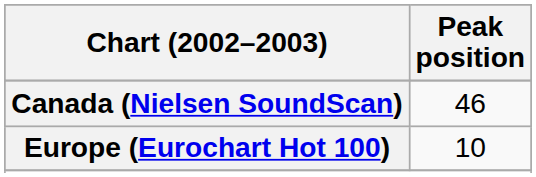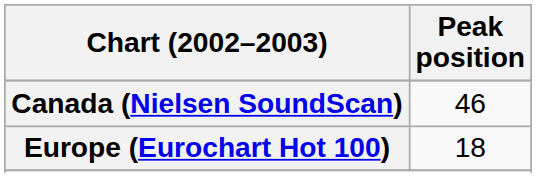(470, 147) 10 -> (470, 147) 18
